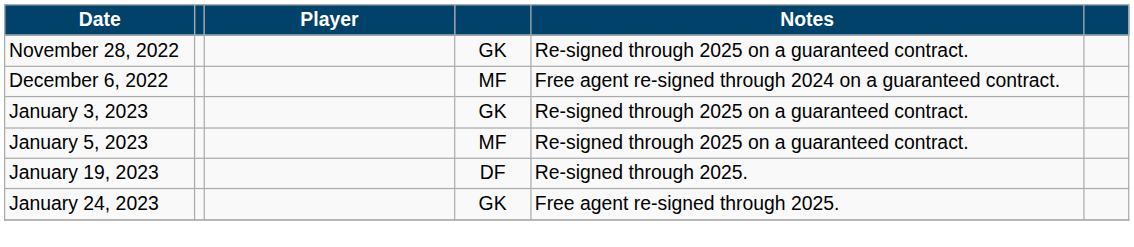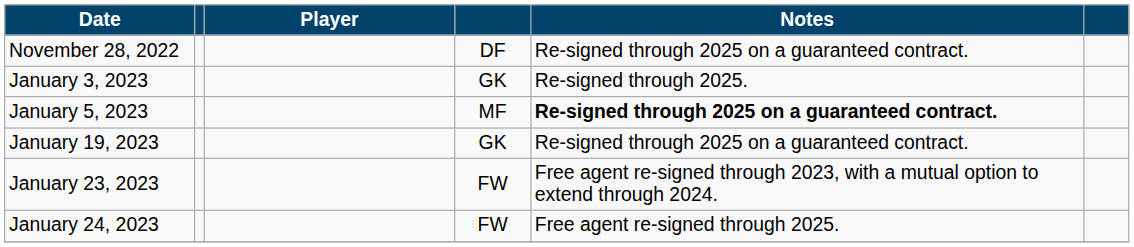(493, 50) GK -> (493, 50) DF
- row: (89, 81)
(752, 111) Re-signed through 2025 on a guaranteed contract. -> (641, 81) Re-signed through 2025.
(752, 142) normal -> (766, 111) bold
(493, 173) DF -> (493, 142) GK
(641, 173) Re-signed through 2025. -> (752, 142) Re-signed through 2025 on a guaranteed contract.
+ row: (84, 184)
(493, 204) GK -> (493, 225) FW
